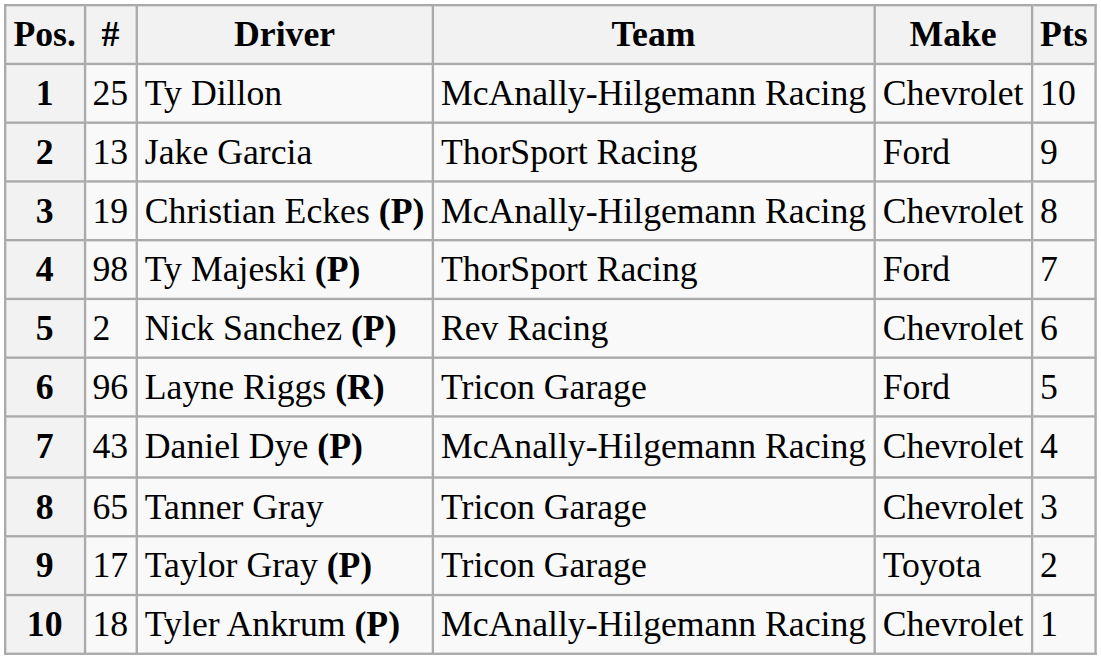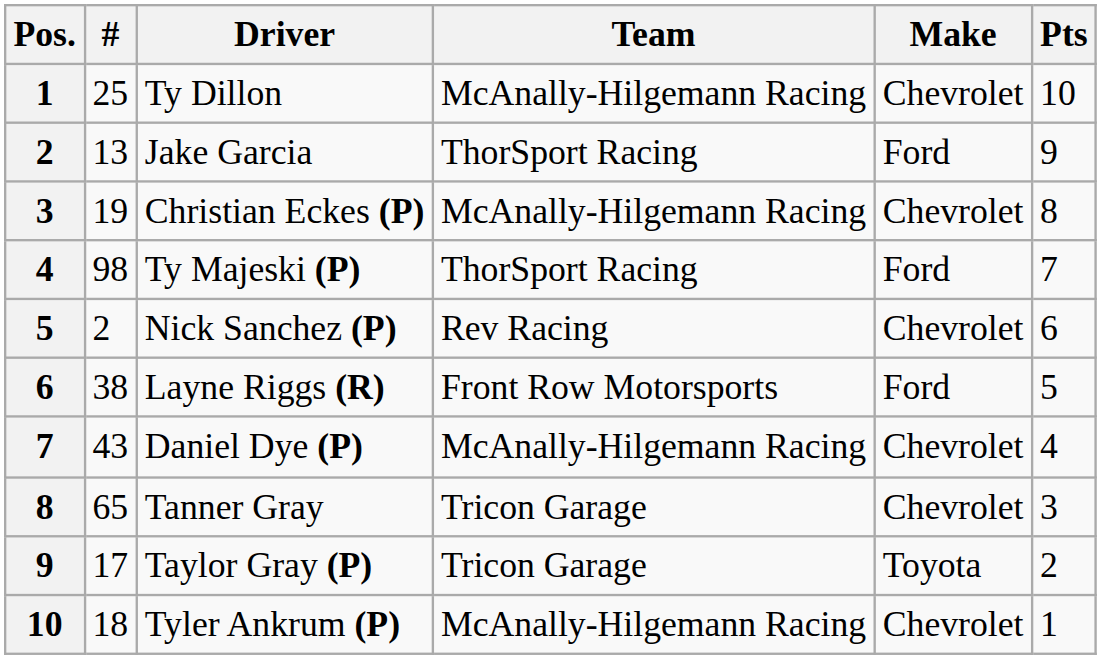(110, 387) 96 -> (110, 387) 38
(544, 387) Tricon Garage -> (610, 387) Front Row Motorsports
